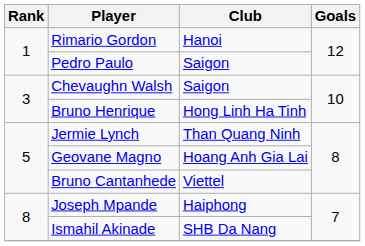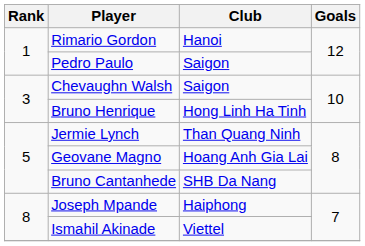(203, 181) Viettel -> (230, 181) SHB Da Nang
(230, 228) SHB Da Nang -> (203, 228) Viettel
